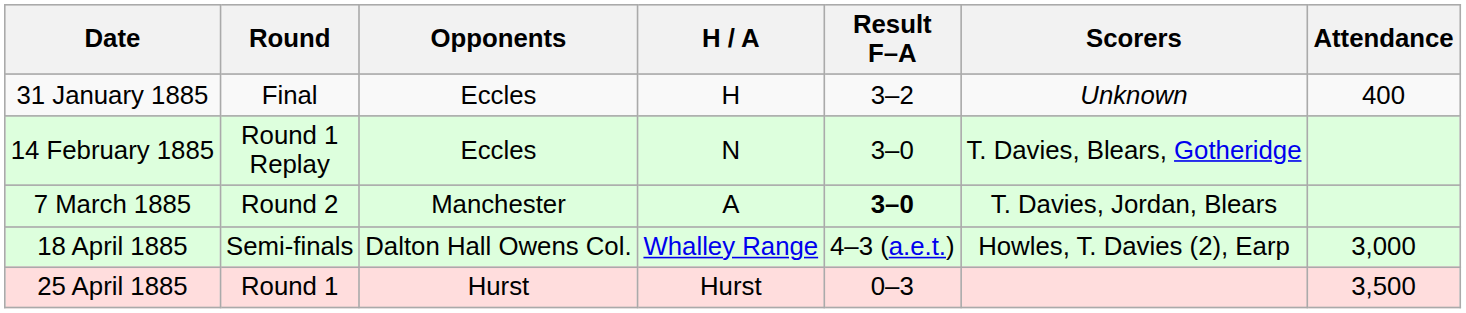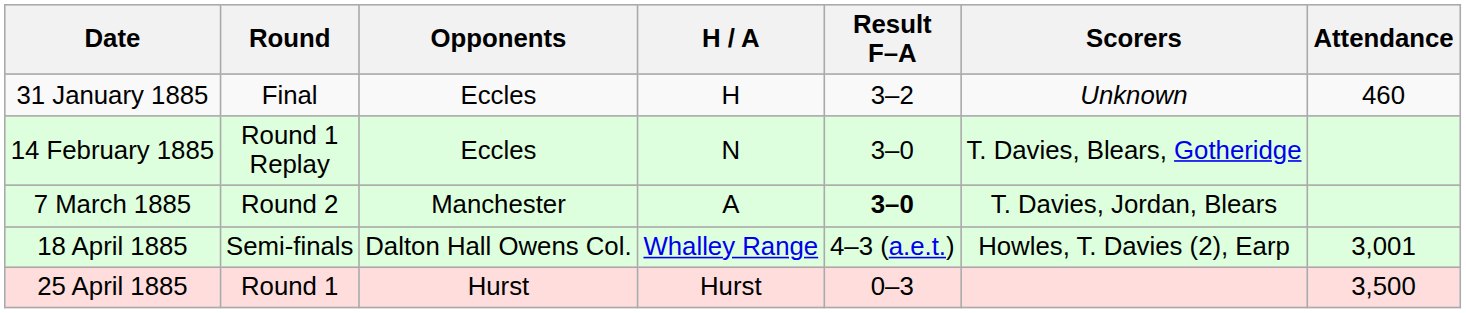(1384, 94) 400 -> (1384, 94) 460
(1384, 246) 3,000 -> (1384, 246) 3,001
